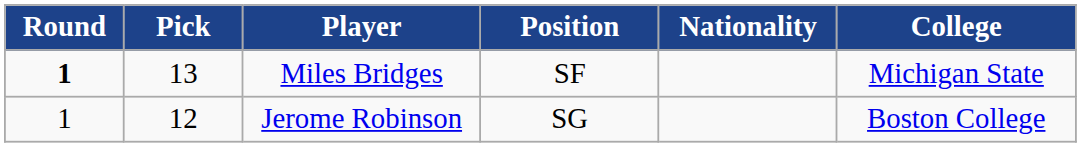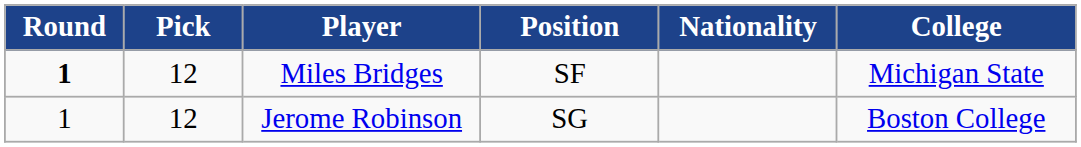(183, 73) 13 -> (183, 73) 12
